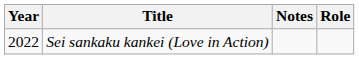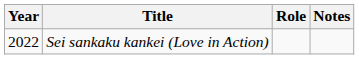columns swapped: (335, 16) <-> (294, 16)
